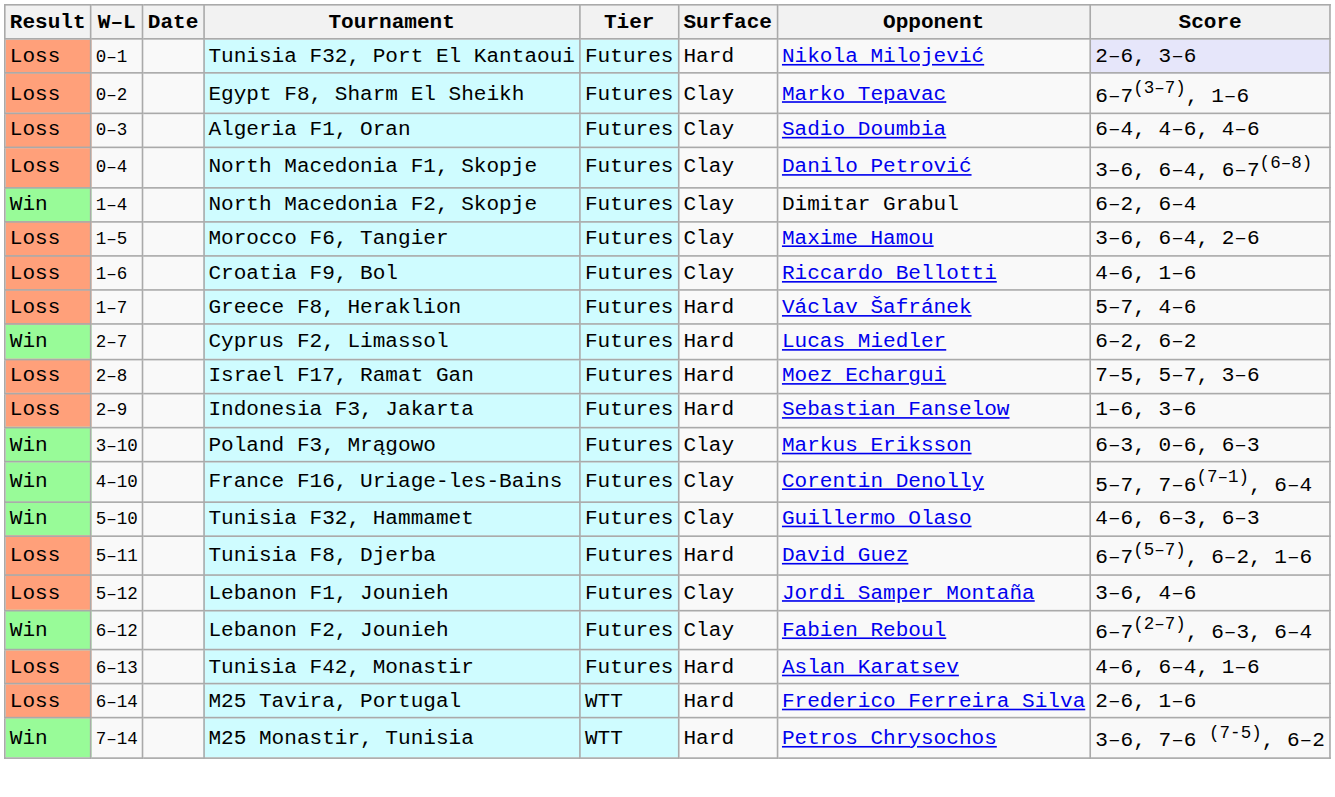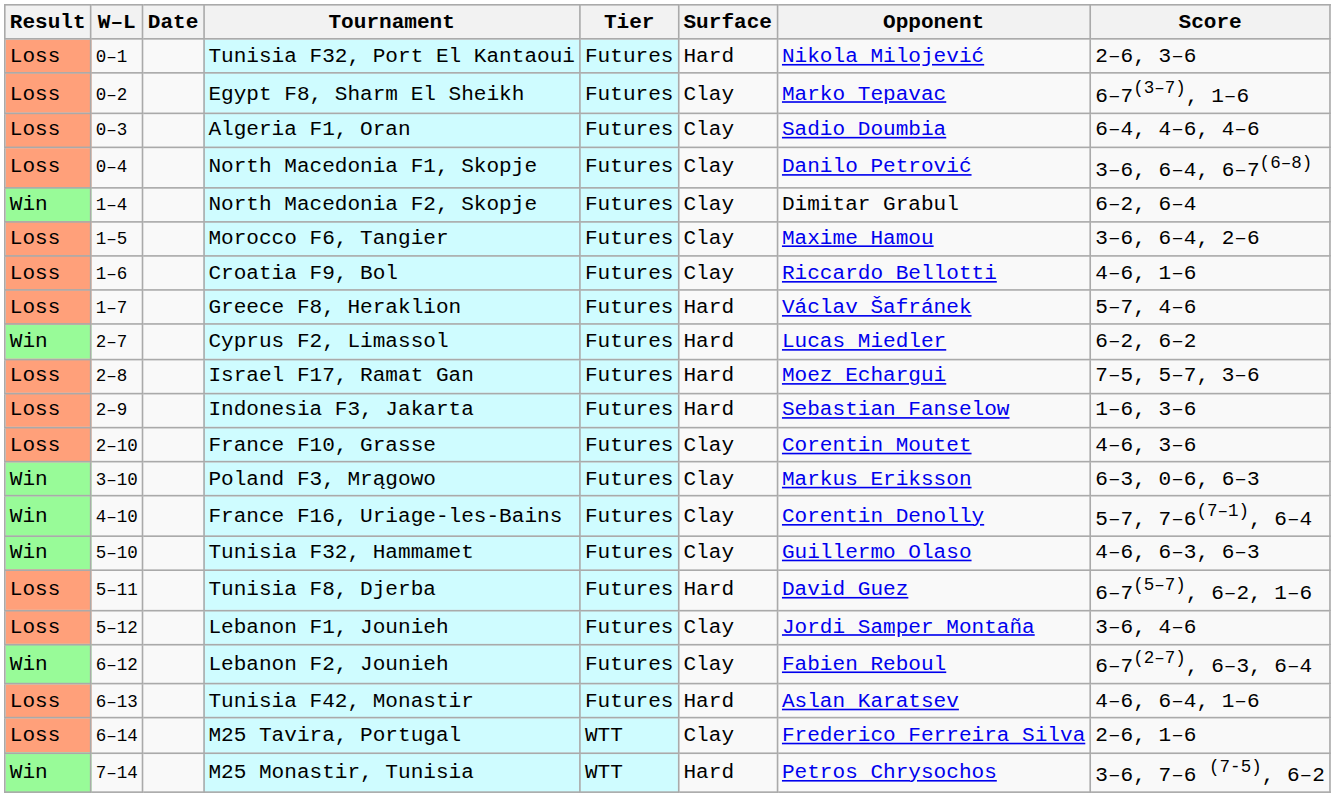(1146, 56) lavender background -> (1146, 56) no background
+ row: (322, 445)
(709, 701) Hard -> (709, 735) Clay
